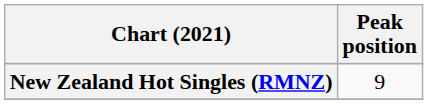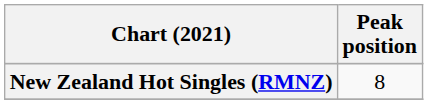(380, 81) 9 -> (380, 81) 8
